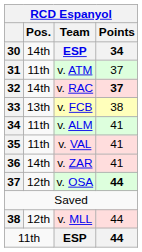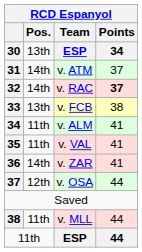(38, 51) 14th -> (38, 51) 13th
(38, 69) 11th -> (38, 69) 14th
(117, 181) bold -> (117, 181) normal
(38, 219) 12th -> (38, 219) 11th
